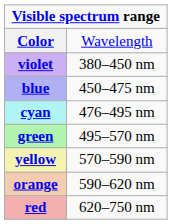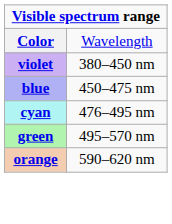- row: (36, 159)
- row: (36, 207)
